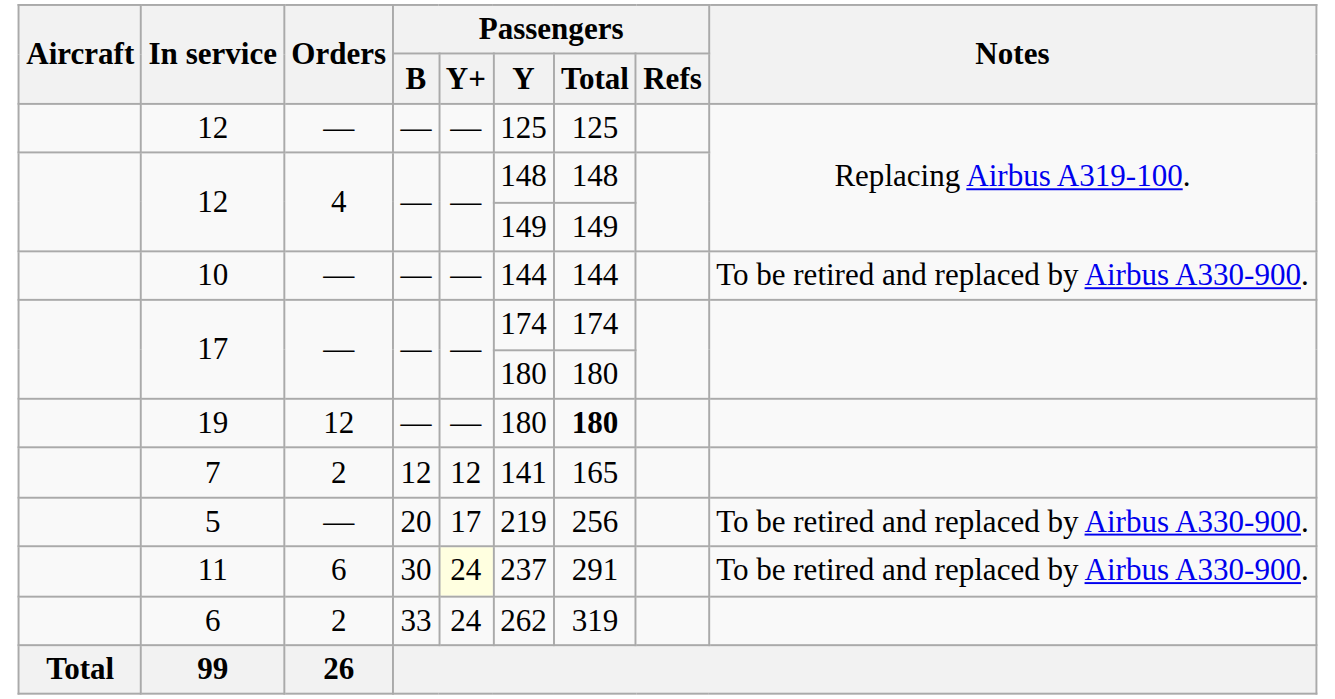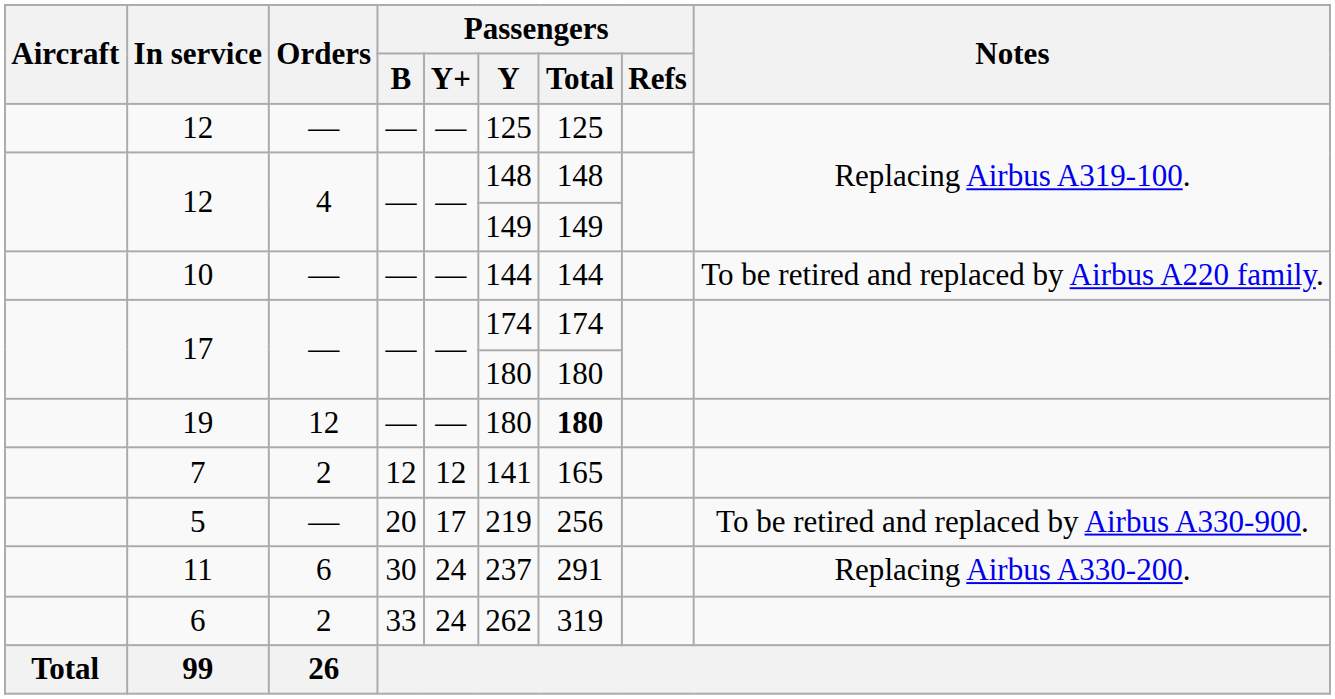(1012, 275) To be retired and replaced by Airbus A330-900. -> (1012, 275) To be retired and replaced by Airbus A220 family.
(466, 570) lightyellow background -> (451, 570) no background
(1012, 570) To be retired and replaced by Airbus A330-900. -> (1012, 570) Replacing Airbus A330-200.
